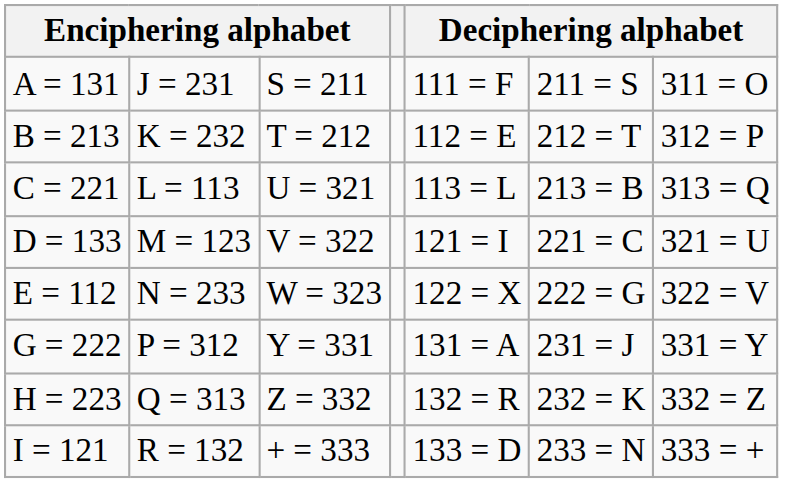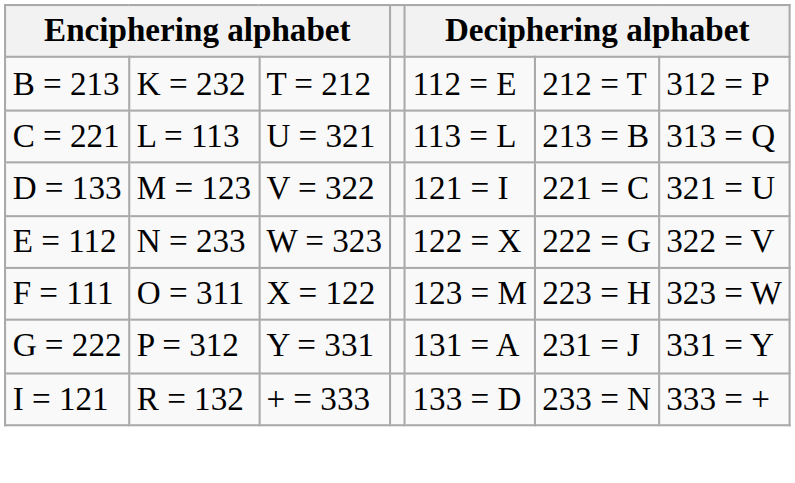- row: (66, 83)
+ row: (63, 293)
- row: (67, 398)
